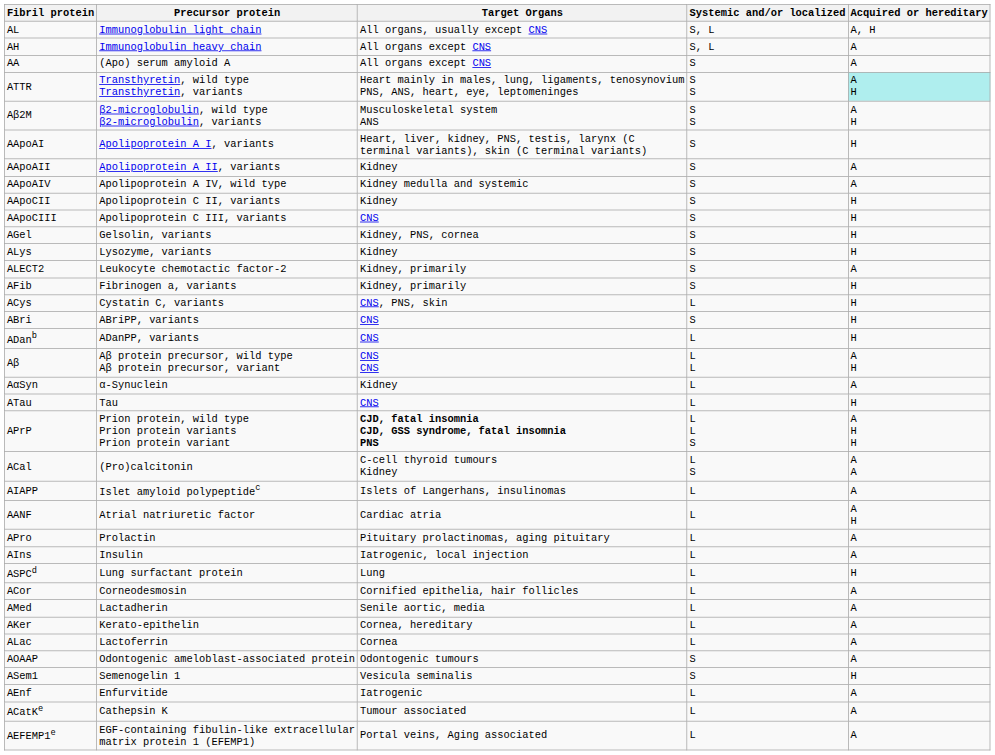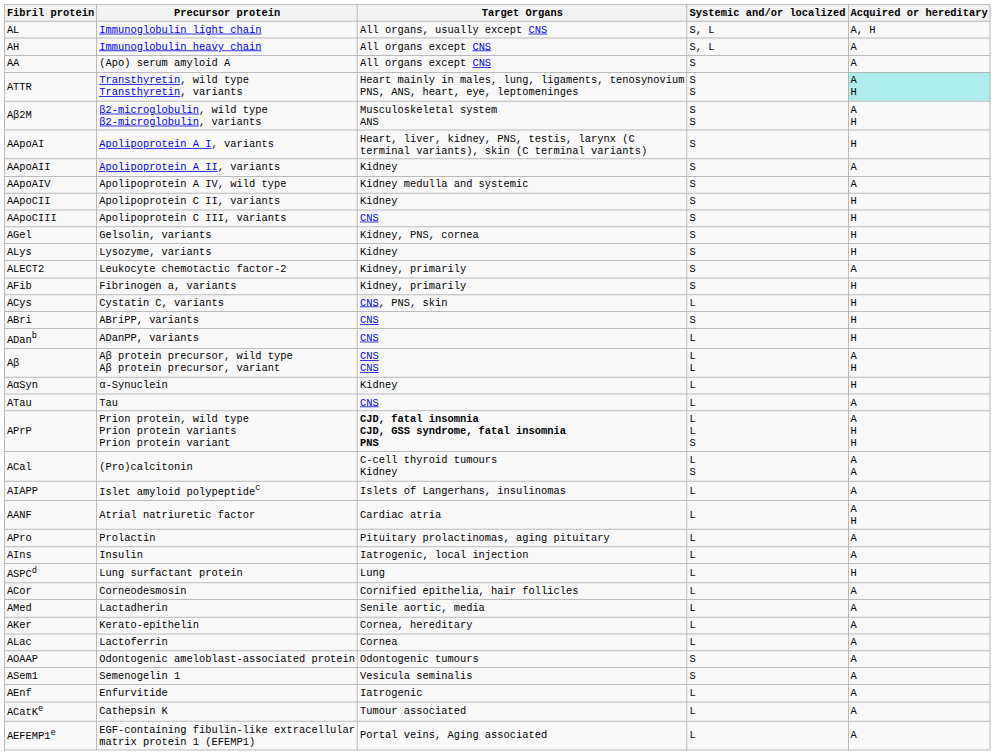(854, 386) A -> (854, 386) H
(854, 403) H -> (854, 403) A
(854, 676) H -> (854, 676) A
